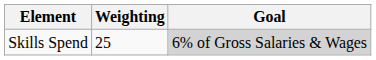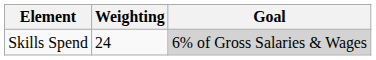(103, 42) 25 -> (103, 42) 24
